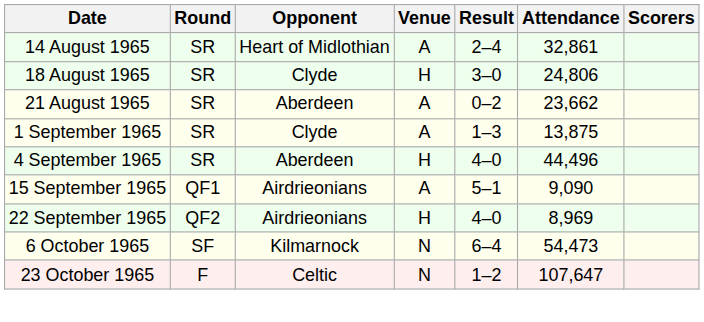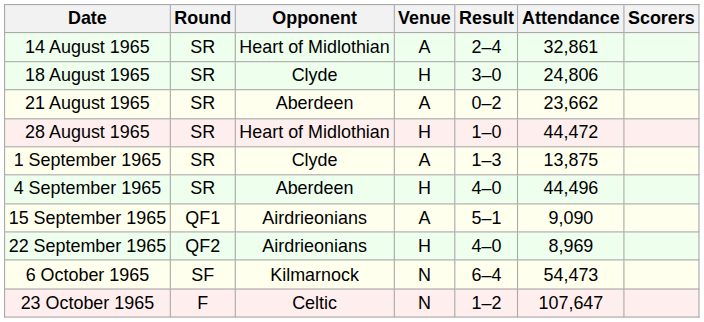+ row: (87, 132)
